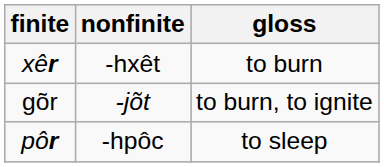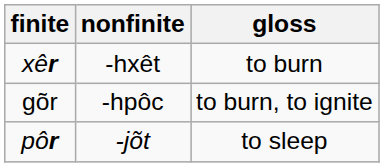(133, 102) -jõt -> (133, 102) -hpôc
(133, 141) -hpôc -> (133, 141) -jõt
